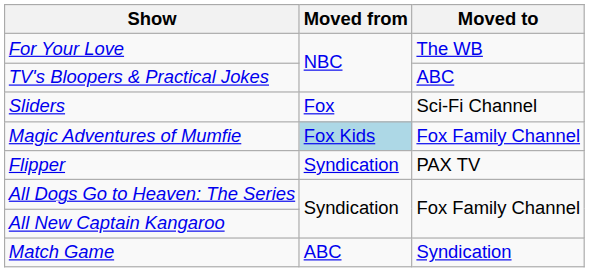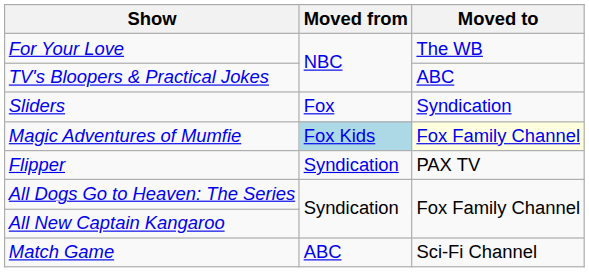(477, 106) Sci-Fi Channel -> (464, 106) Syndication
(498, 135) no background -> (498, 135) lightyellow background
(464, 252) Syndication -> (477, 252) Sci-Fi Channel
